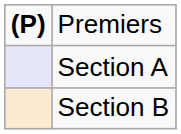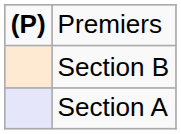rows swapped: (113, 66) <-> (113, 107)
